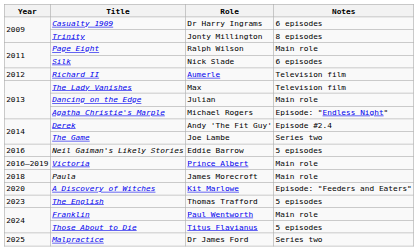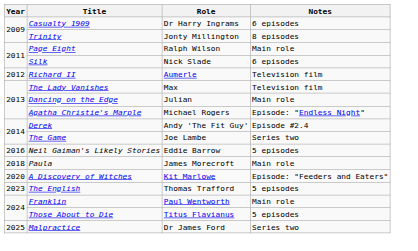- row: (71, 163)
